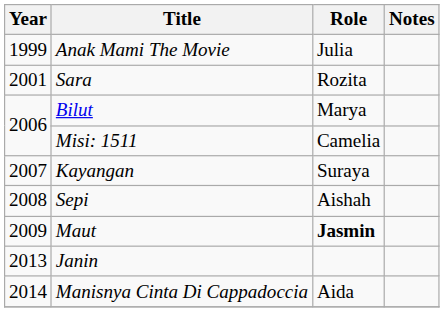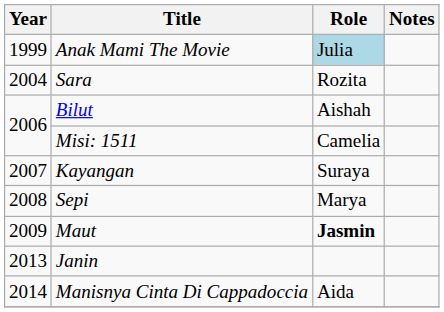(335, 49) no background -> (335, 49) lightblue background
(28, 79) 2001 -> (28, 79) 2004
(342, 110) Marya -> (344, 110) Aishah
(344, 200) Aishah -> (342, 200) Marya
